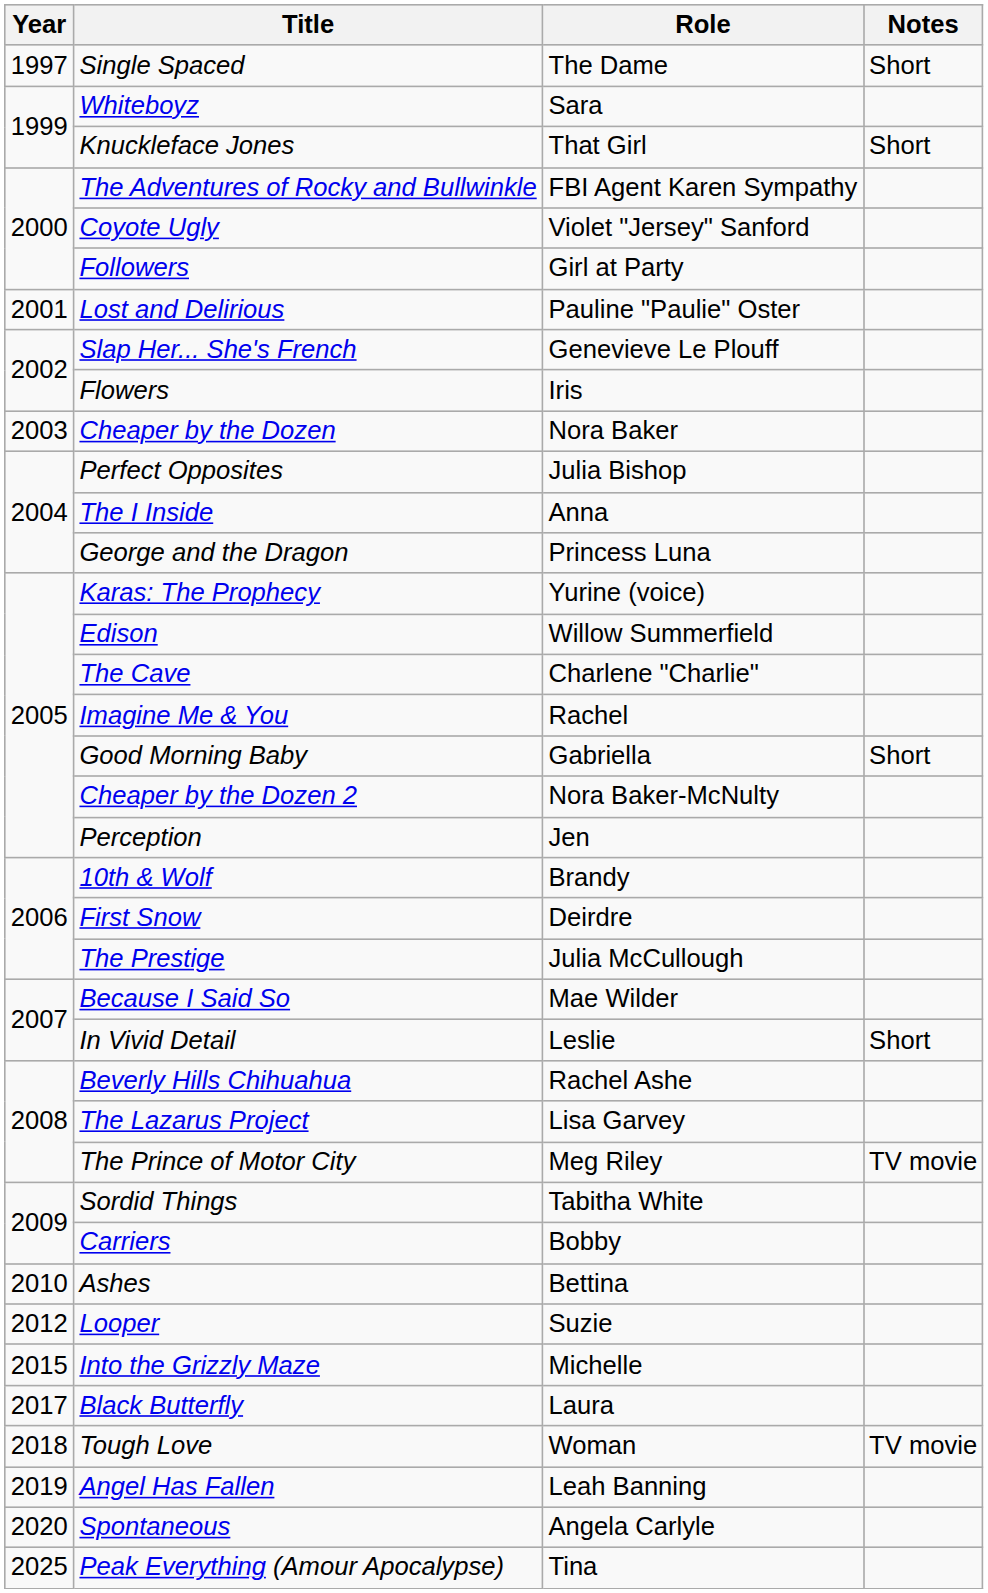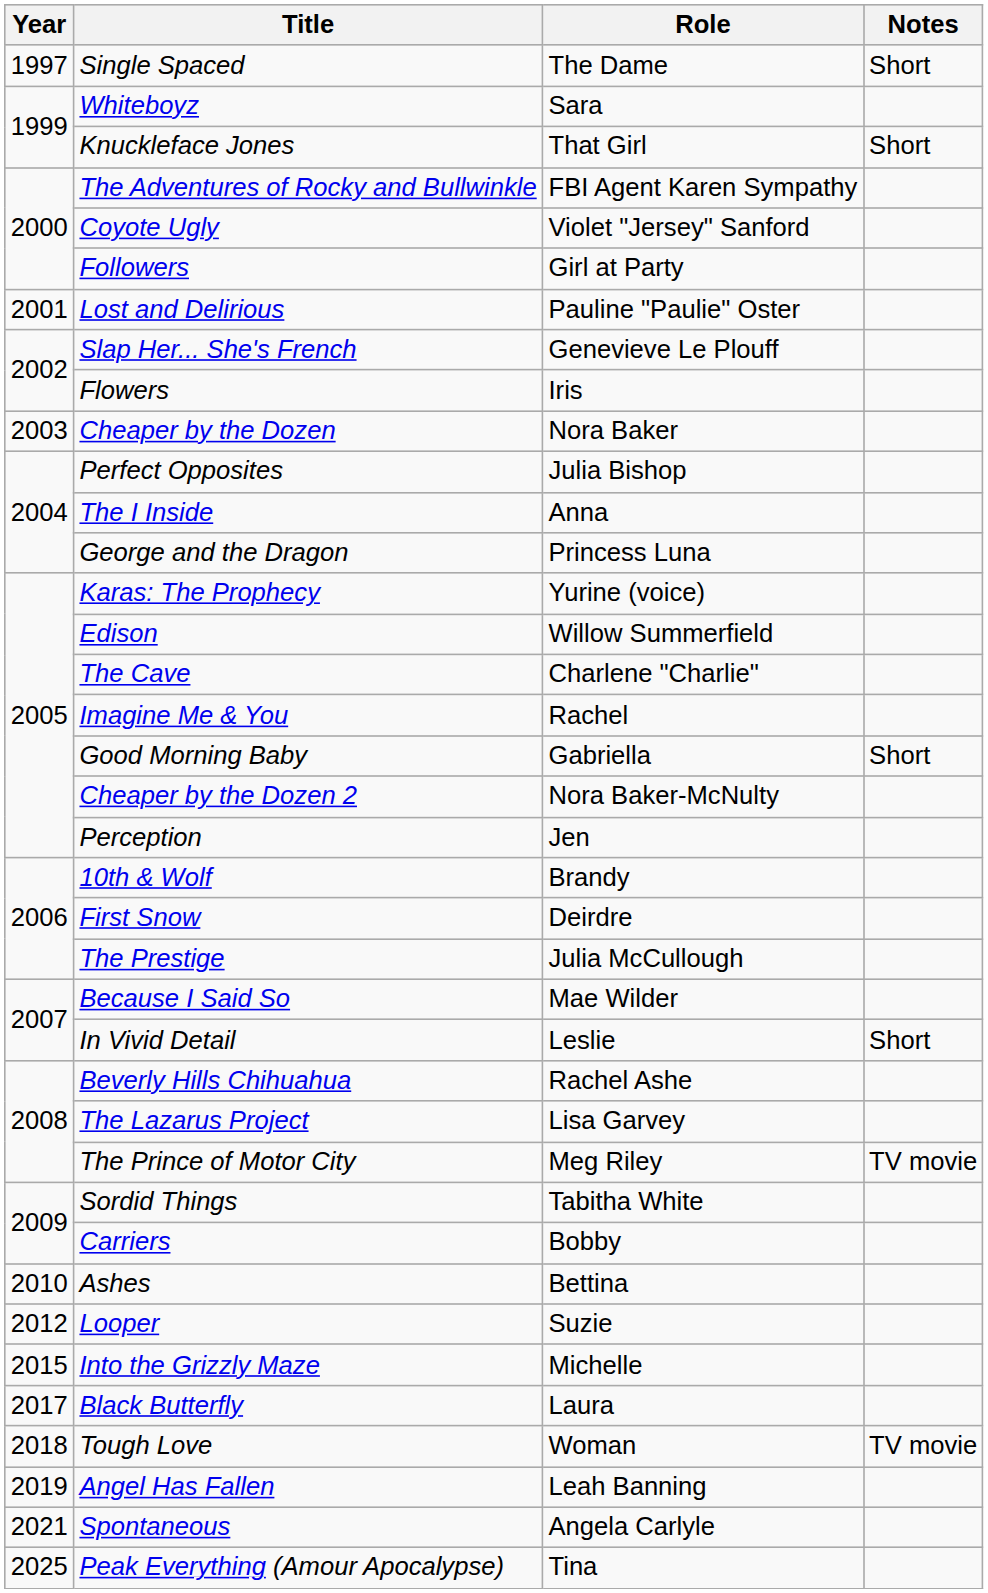(39, 1526) 2020 -> (39, 1526) 2021
